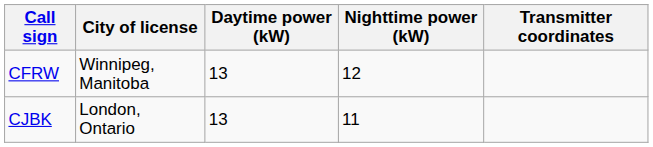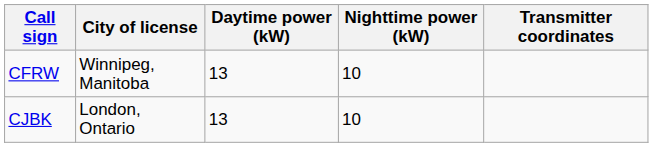(352, 73) 12 -> (352, 73) 10
(351, 119) 11 -> (352, 119) 10
